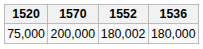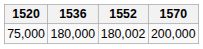columns swapped: (173, 14) <-> (73, 14)
